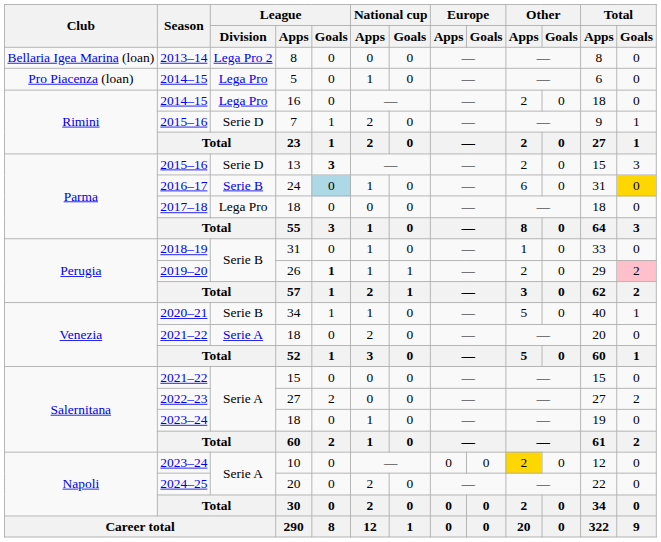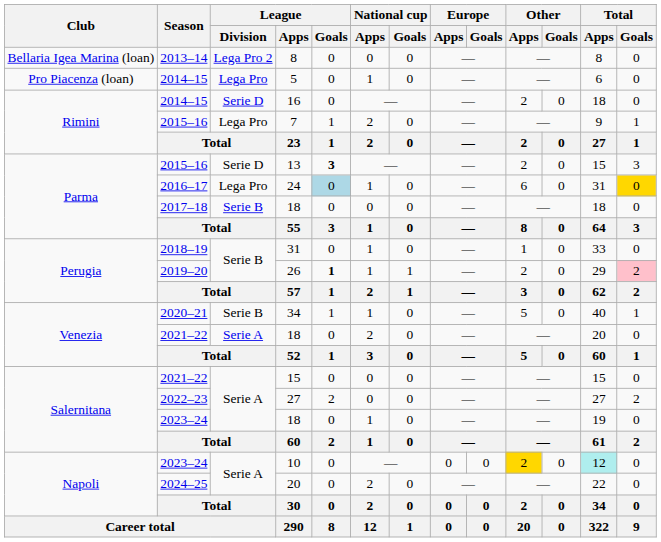(243, 100) Lega Pro -> (243, 100) Serie D
(243, 121) Serie D -> (243, 121) Lega Pro
(243, 185) Serie B -> (243, 185) Lega Pro
(243, 206) Lega Pro -> (243, 206) Serie B
(599, 462) no background -> (599, 462) paleturquoise background
